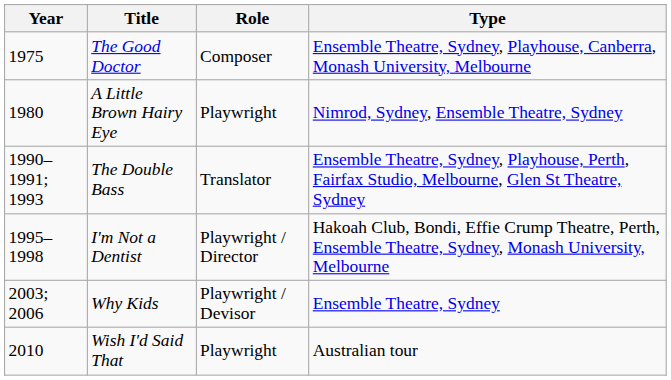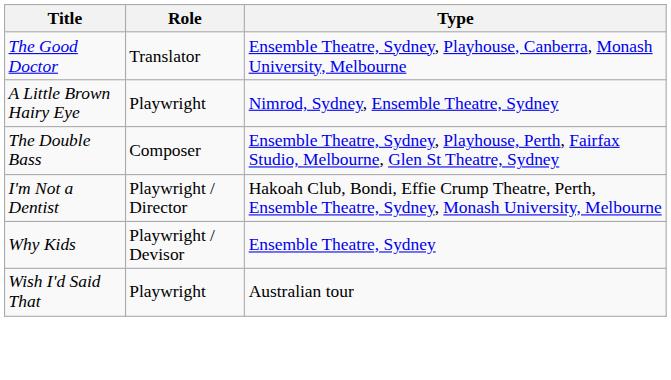- column: (46, 18)
(236, 55) Composer -> (165, 55) Translator
(236, 179) Translator -> (165, 150) Composer
